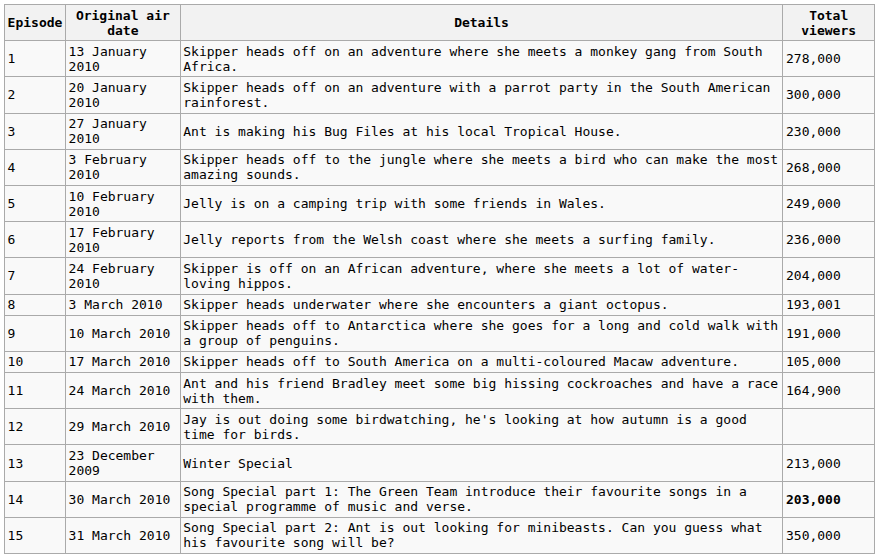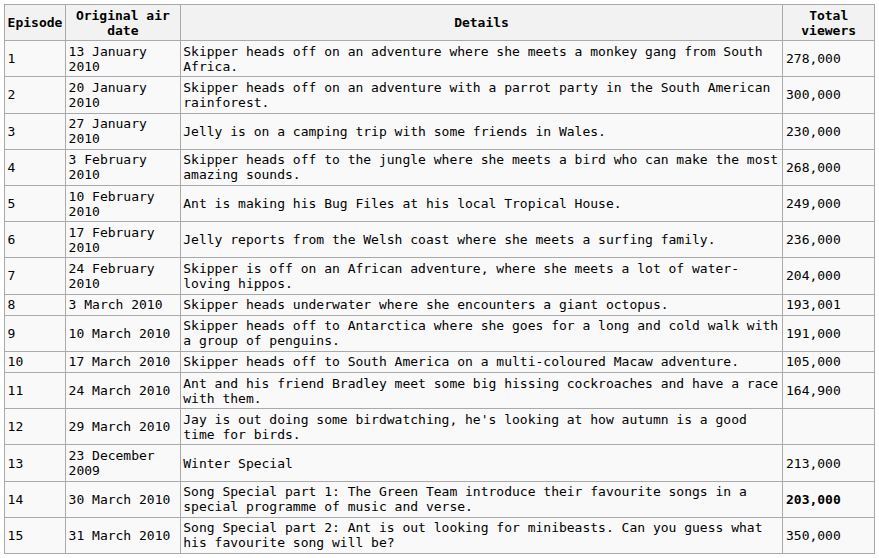(402, 131) Ant is making his Bug Files at his local Tropical House. -> (395, 131) Jelly is on a camping trip with some friends in Wales.
(395, 204) Jelly is on a camping trip with some friends in Wales. -> (402, 204) Ant is making his Bug Files at his local Tropical House.
